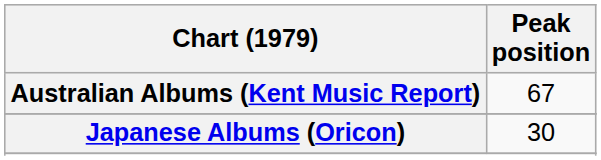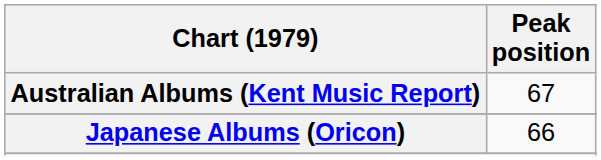(541, 133) 30 -> (541, 133) 66
